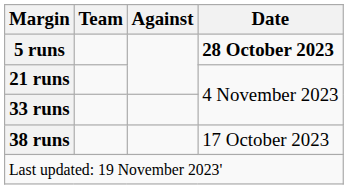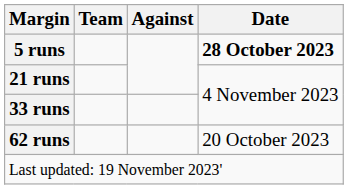- row: (39, 139)
+ row: (39, 139)
